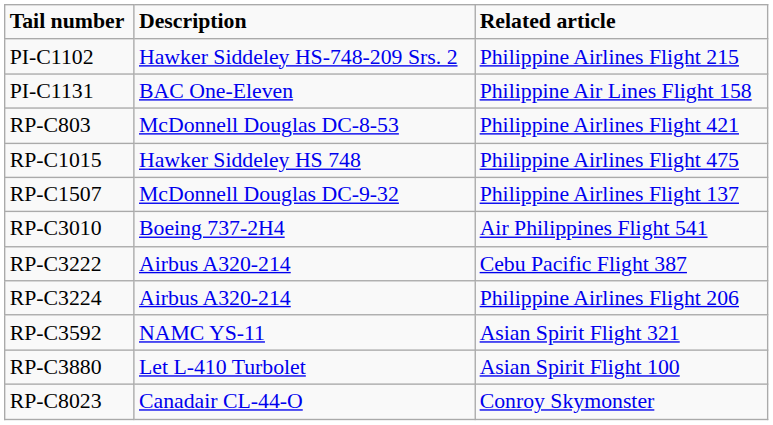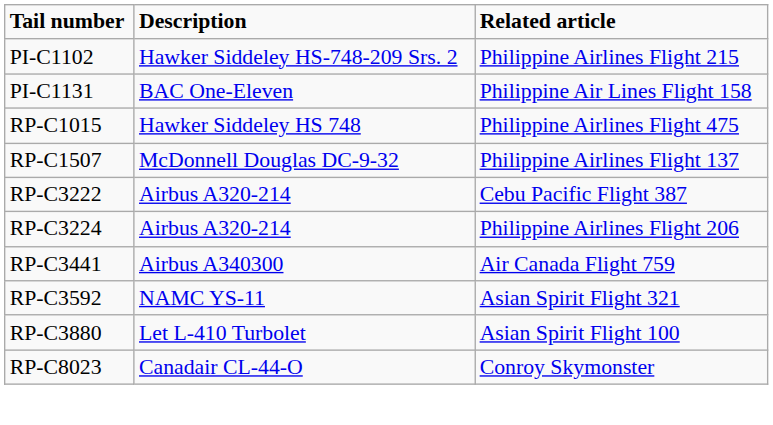- row: (50, 125)
- row: (56, 228)
+ row: (56, 263)
